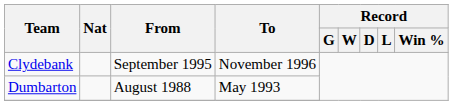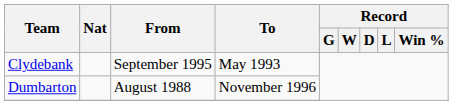(267, 64) November 1996 -> (249, 64) May 1993
(249, 87) May 1993 -> (267, 87) November 1996
